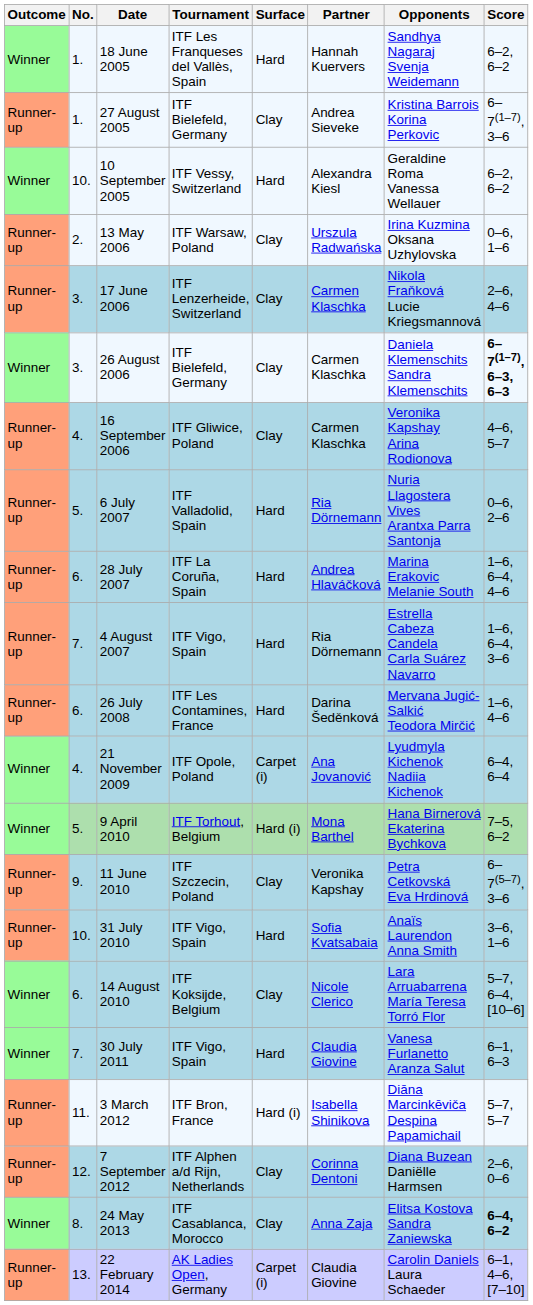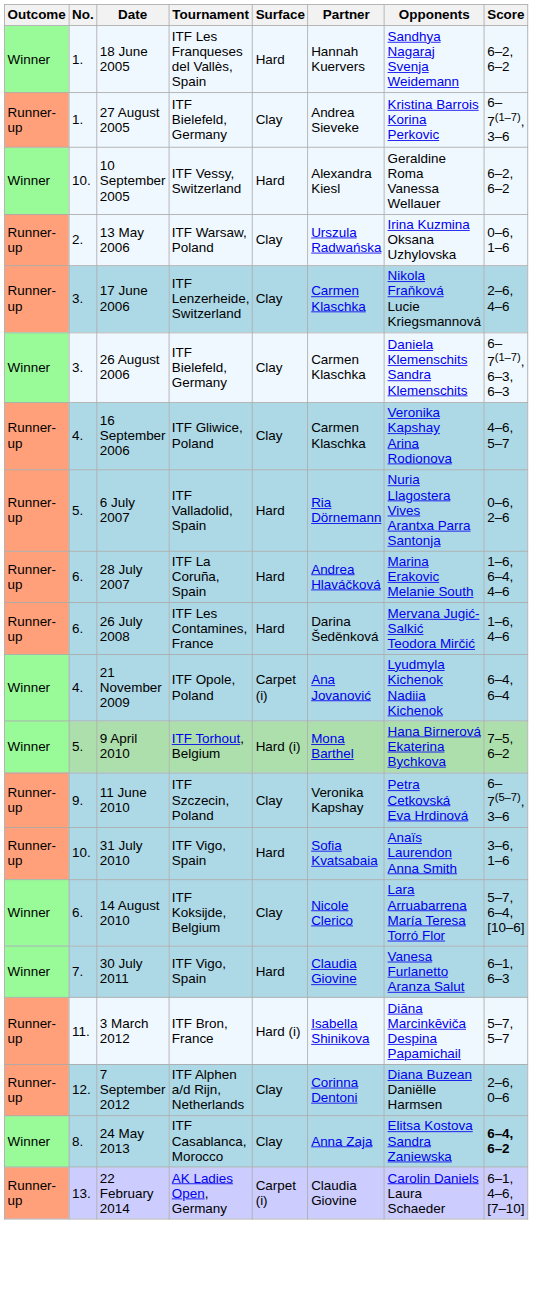(506, 367) bold -> (506, 367) normal
- row: (126, 643)
